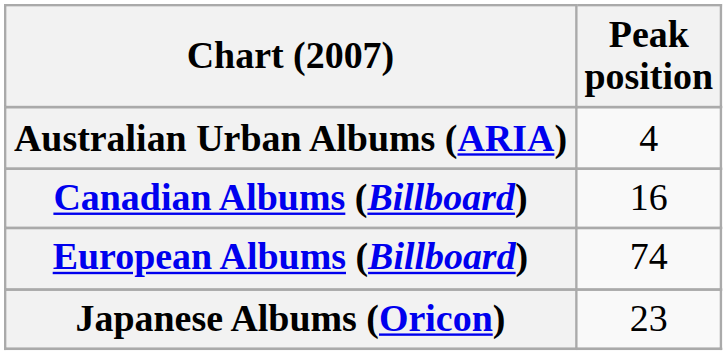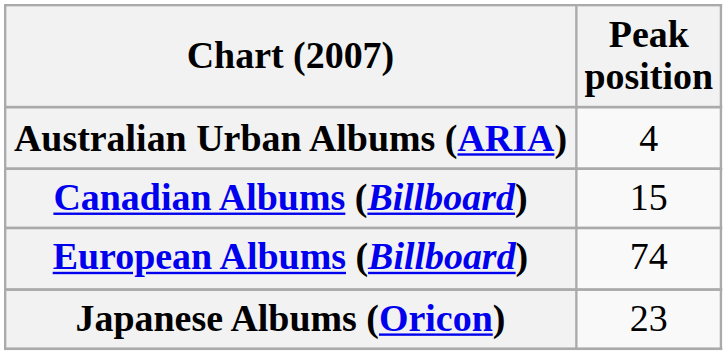(649, 197) 16 -> (649, 197) 15
